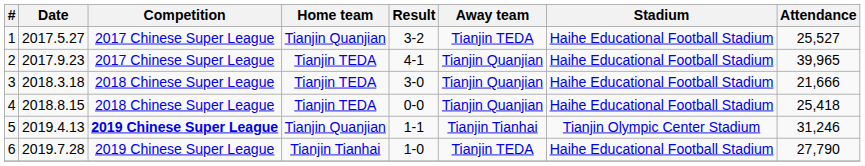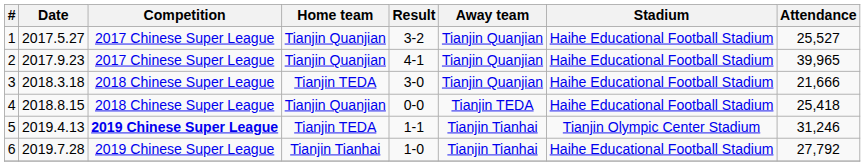(493, 37) Tianjin TEDA -> (493, 37) Tianjin Quanjian
(335, 60) Tianjin TEDA -> (335, 60) Tianjin Quanjian
(335, 104) Tianjin TEDA -> (335, 104) Tianjin Quanjian
(493, 104) Tianjin Quanjian -> (493, 104) Tianjin TEDA
(335, 127) Tianjin Quanjian -> (335, 127) Tianjin TEDA
(493, 149) Tianjin TEDA -> (493, 149) Tianjin Tianhai
(818, 149) 27,790 -> (818, 149) 27,792
